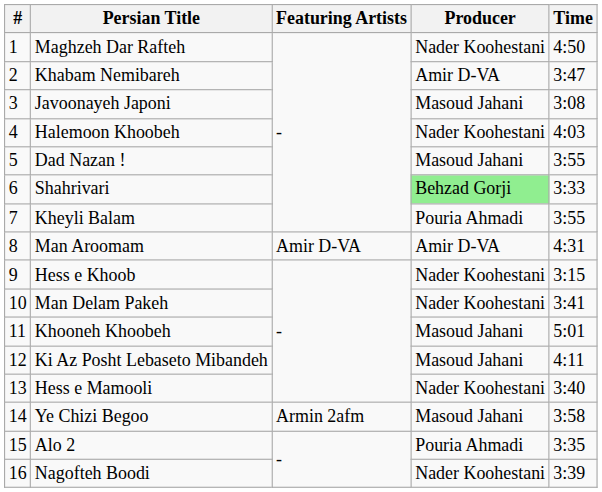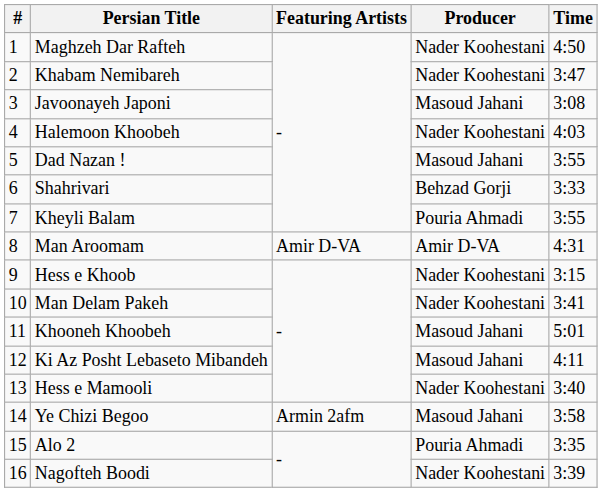(458, 75) Amir D-VA -> (480, 75) Nader Koohestani
(463, 189) lightgreen background -> (463, 189) no background
